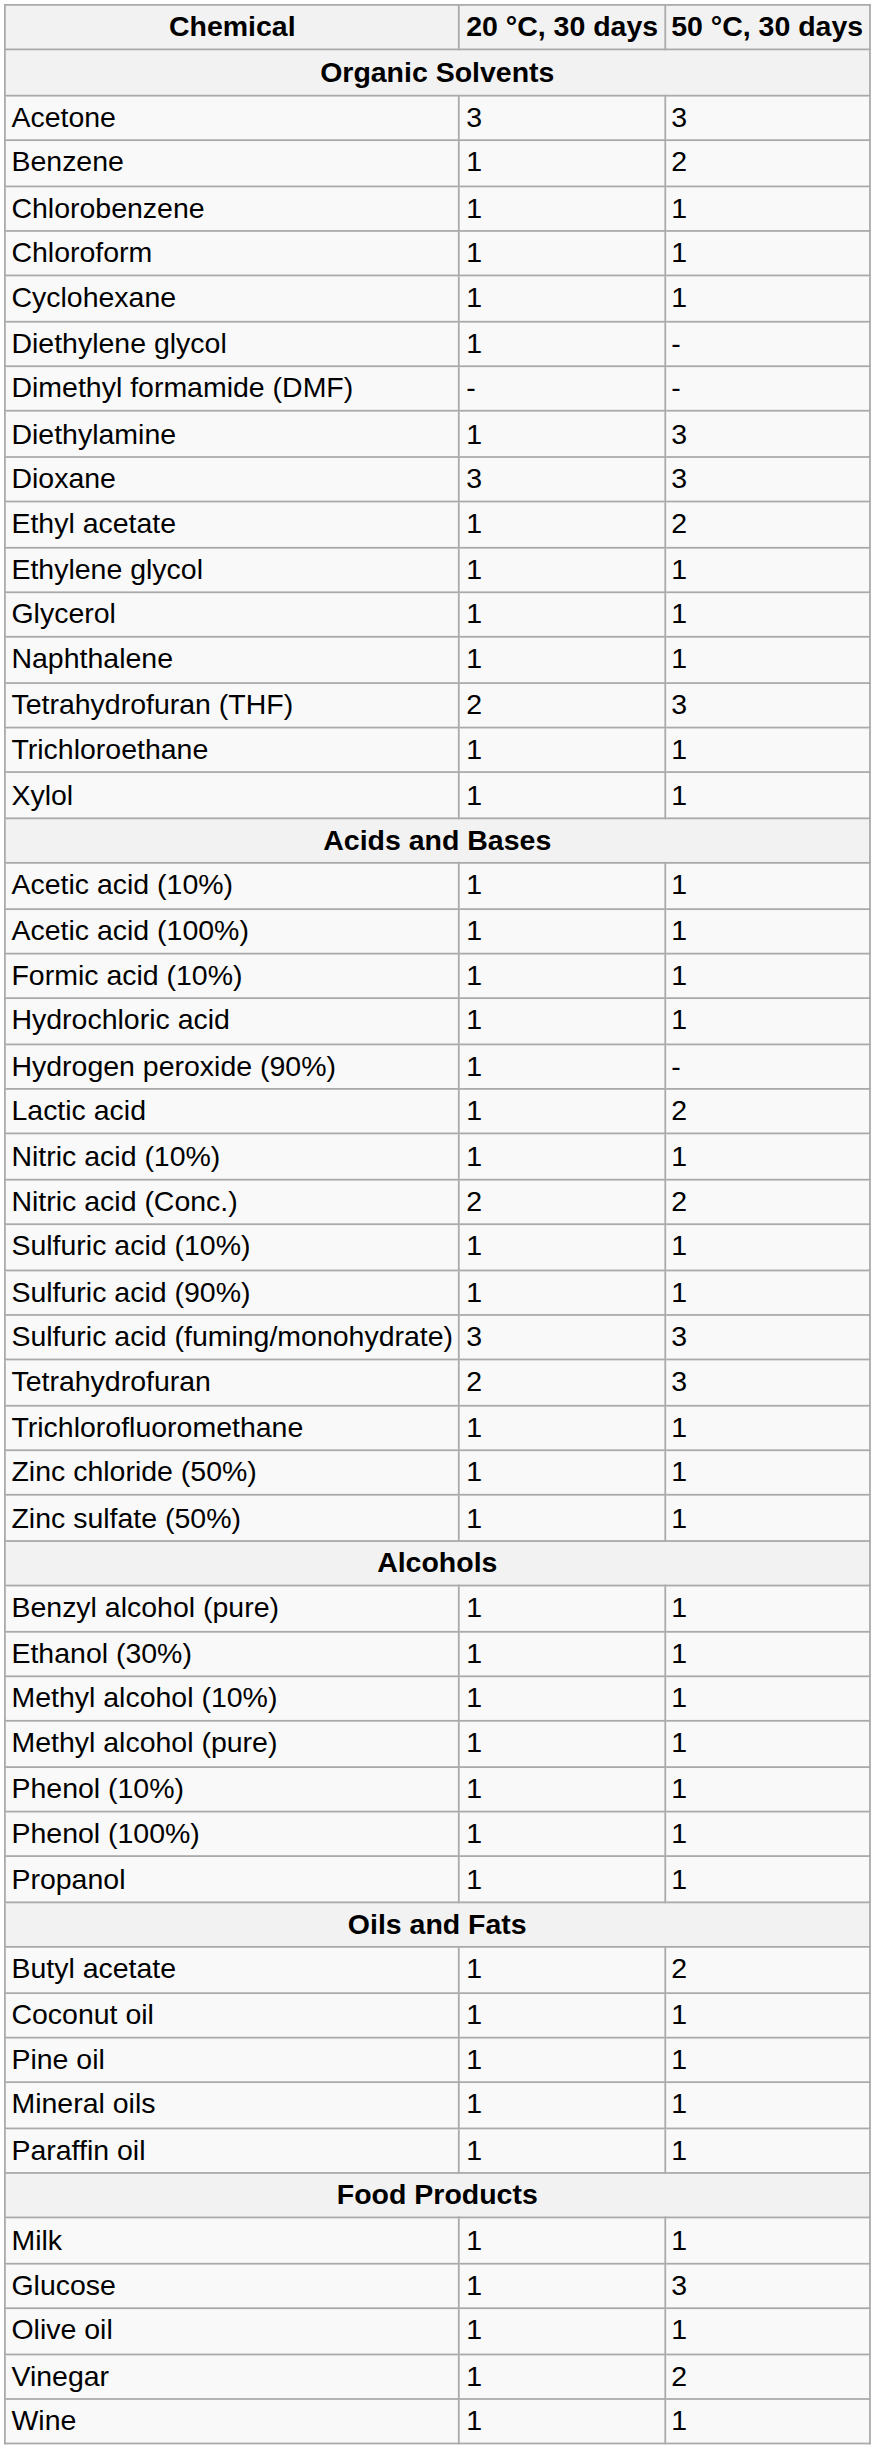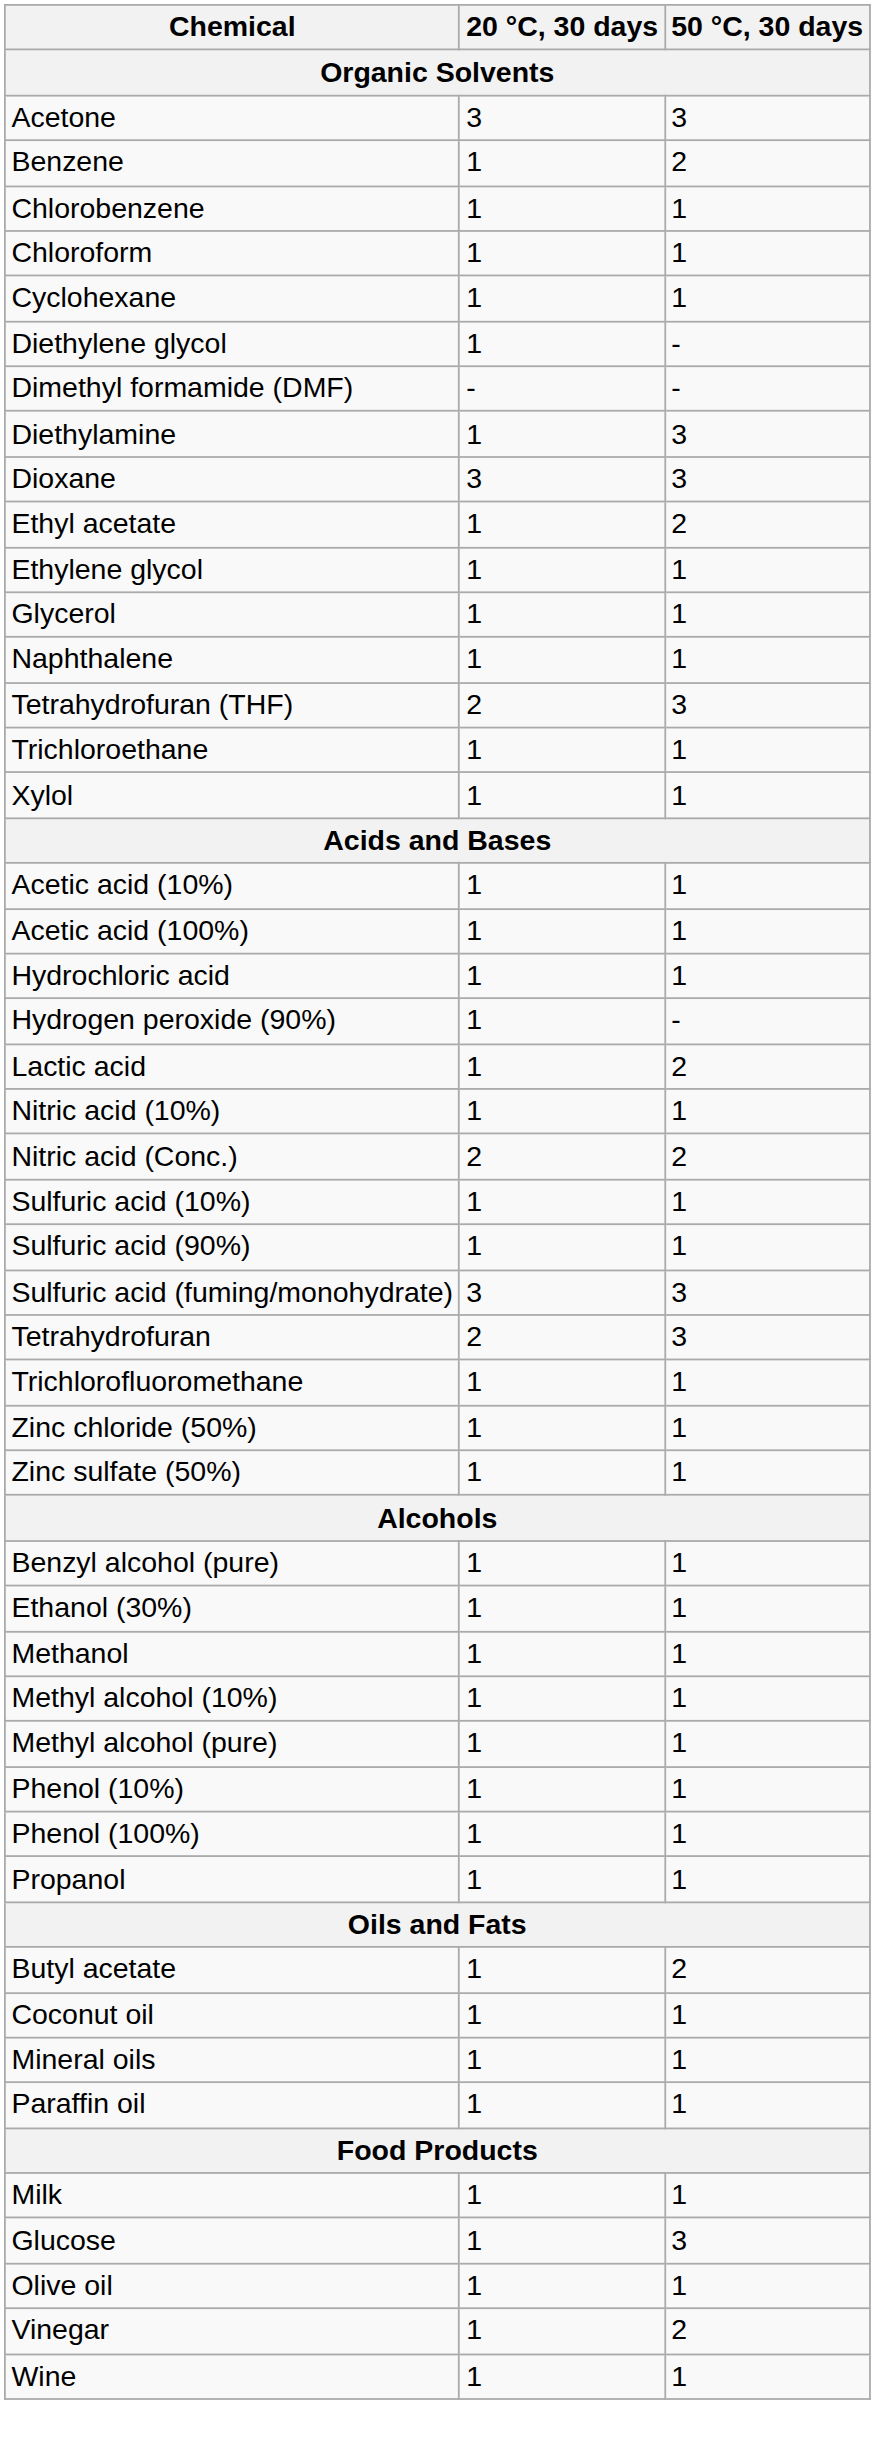- row: (127, 975)
+ row: (70, 1653)
- row: (58, 2059)
